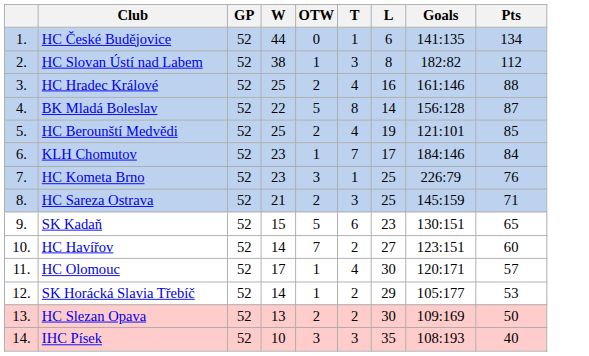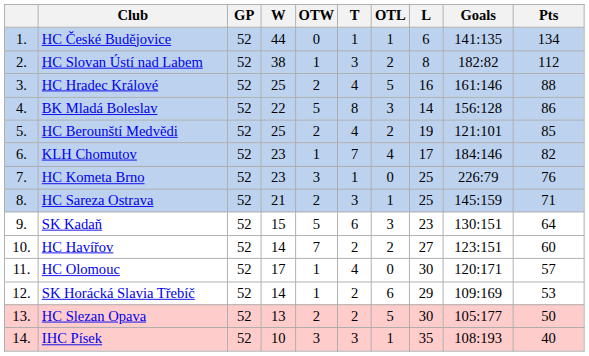+ column: (390, 16)
(511, 108) 87 -> (549, 108) 86
(511, 154) 84 -> (549, 154) 82
(511, 223) 65 -> (549, 223) 64
(441, 293) 105:177 -> (478, 293) 109:169
(441, 316) 109:169 -> (478, 316) 105:177
